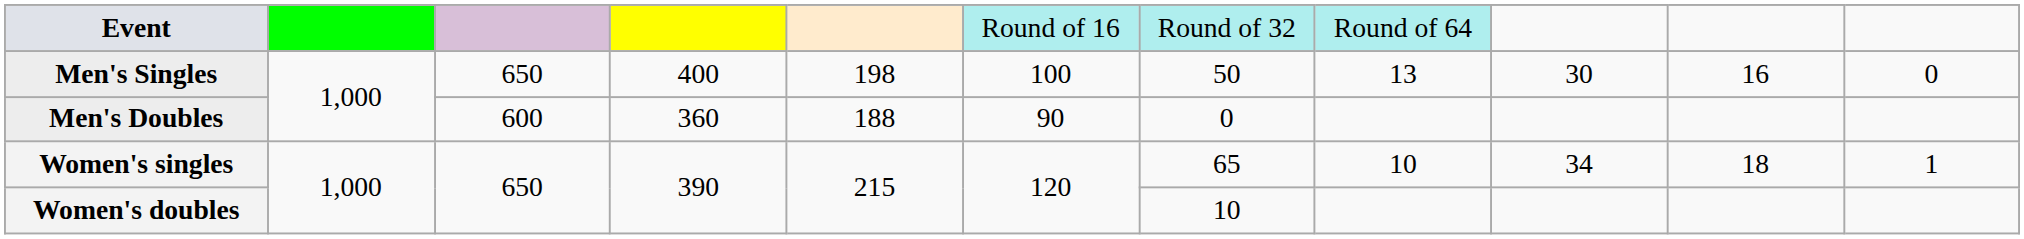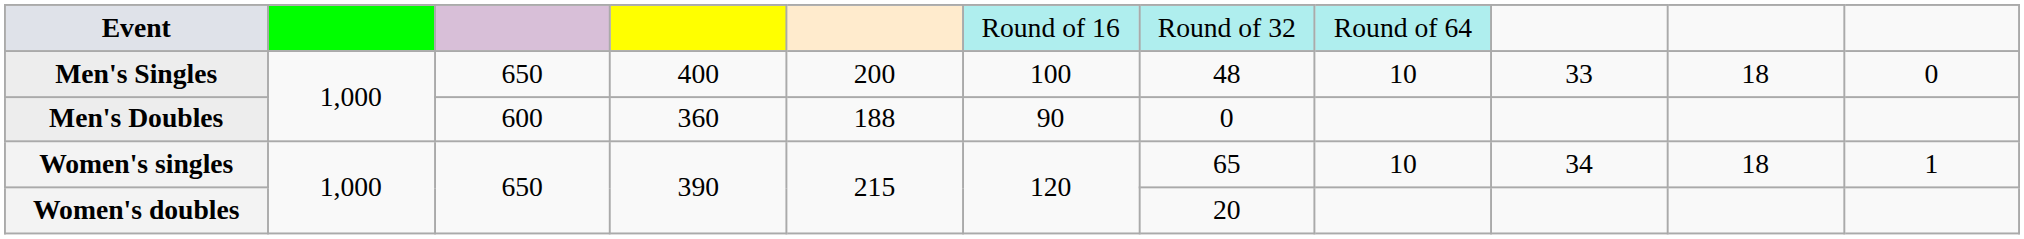(874, 73) 198 -> (874, 73) 200
(1227, 73) 50 -> (1227, 73) 48
(1403, 73) 13 -> (1403, 73) 10
(1579, 73) 30 -> (1579, 73) 33
(1755, 73) 16 -> (1755, 73) 18
(1227, 210) 10 -> (1227, 210) 20
